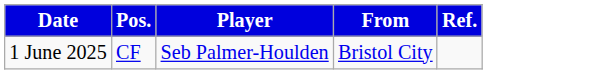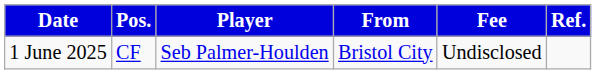+ column: (492, 20)
